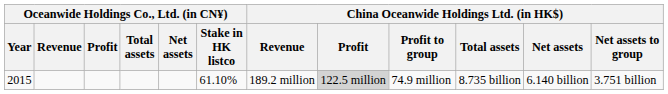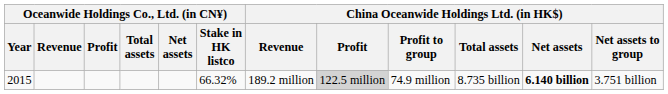(218, 80) 61.10% -> (218, 80) 66.32%
(557, 80) normal -> (557, 80) bold
